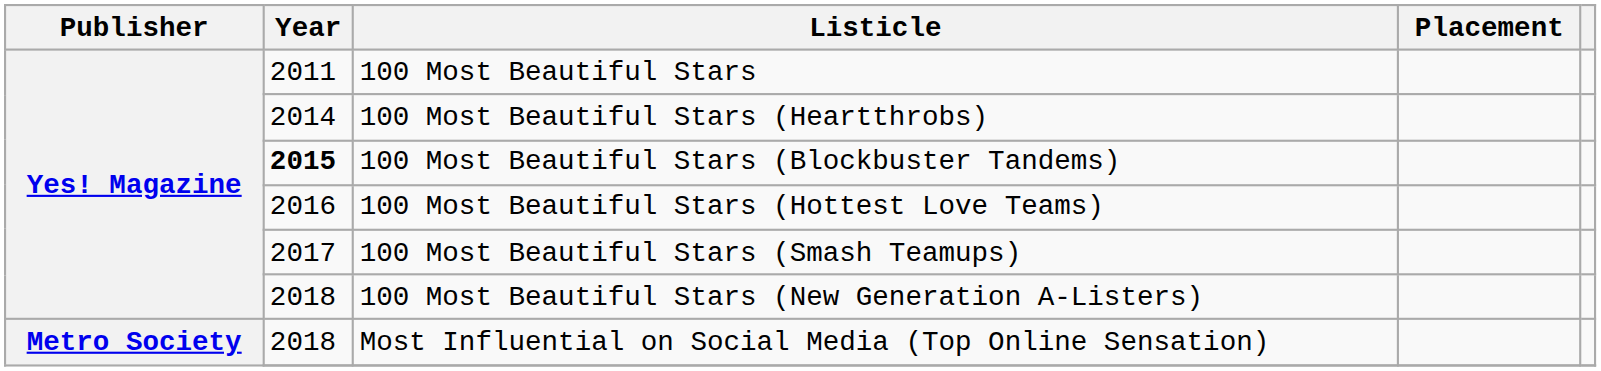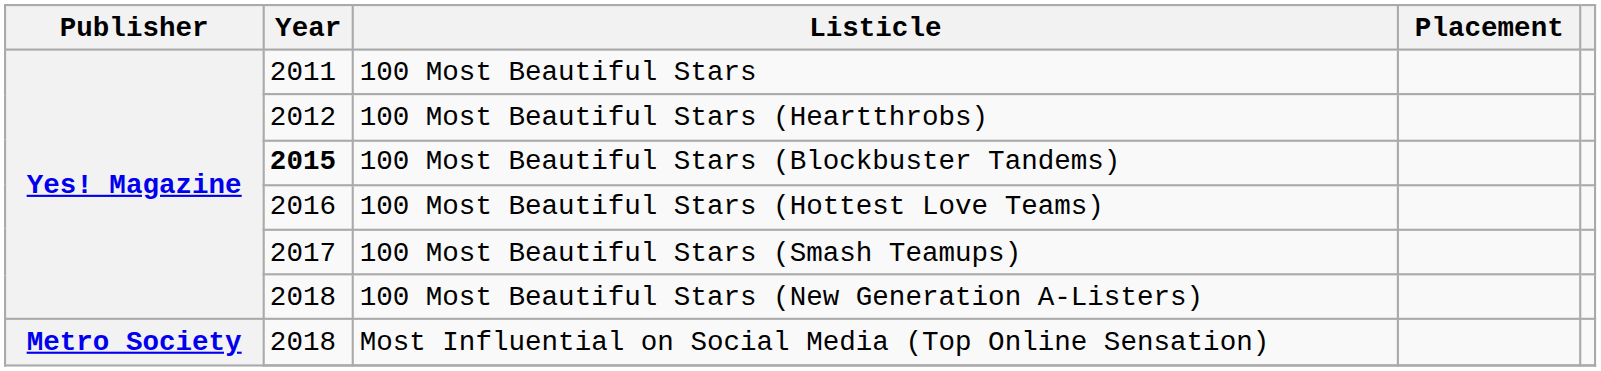(303, 117) 2014 -> (303, 117) 2012
